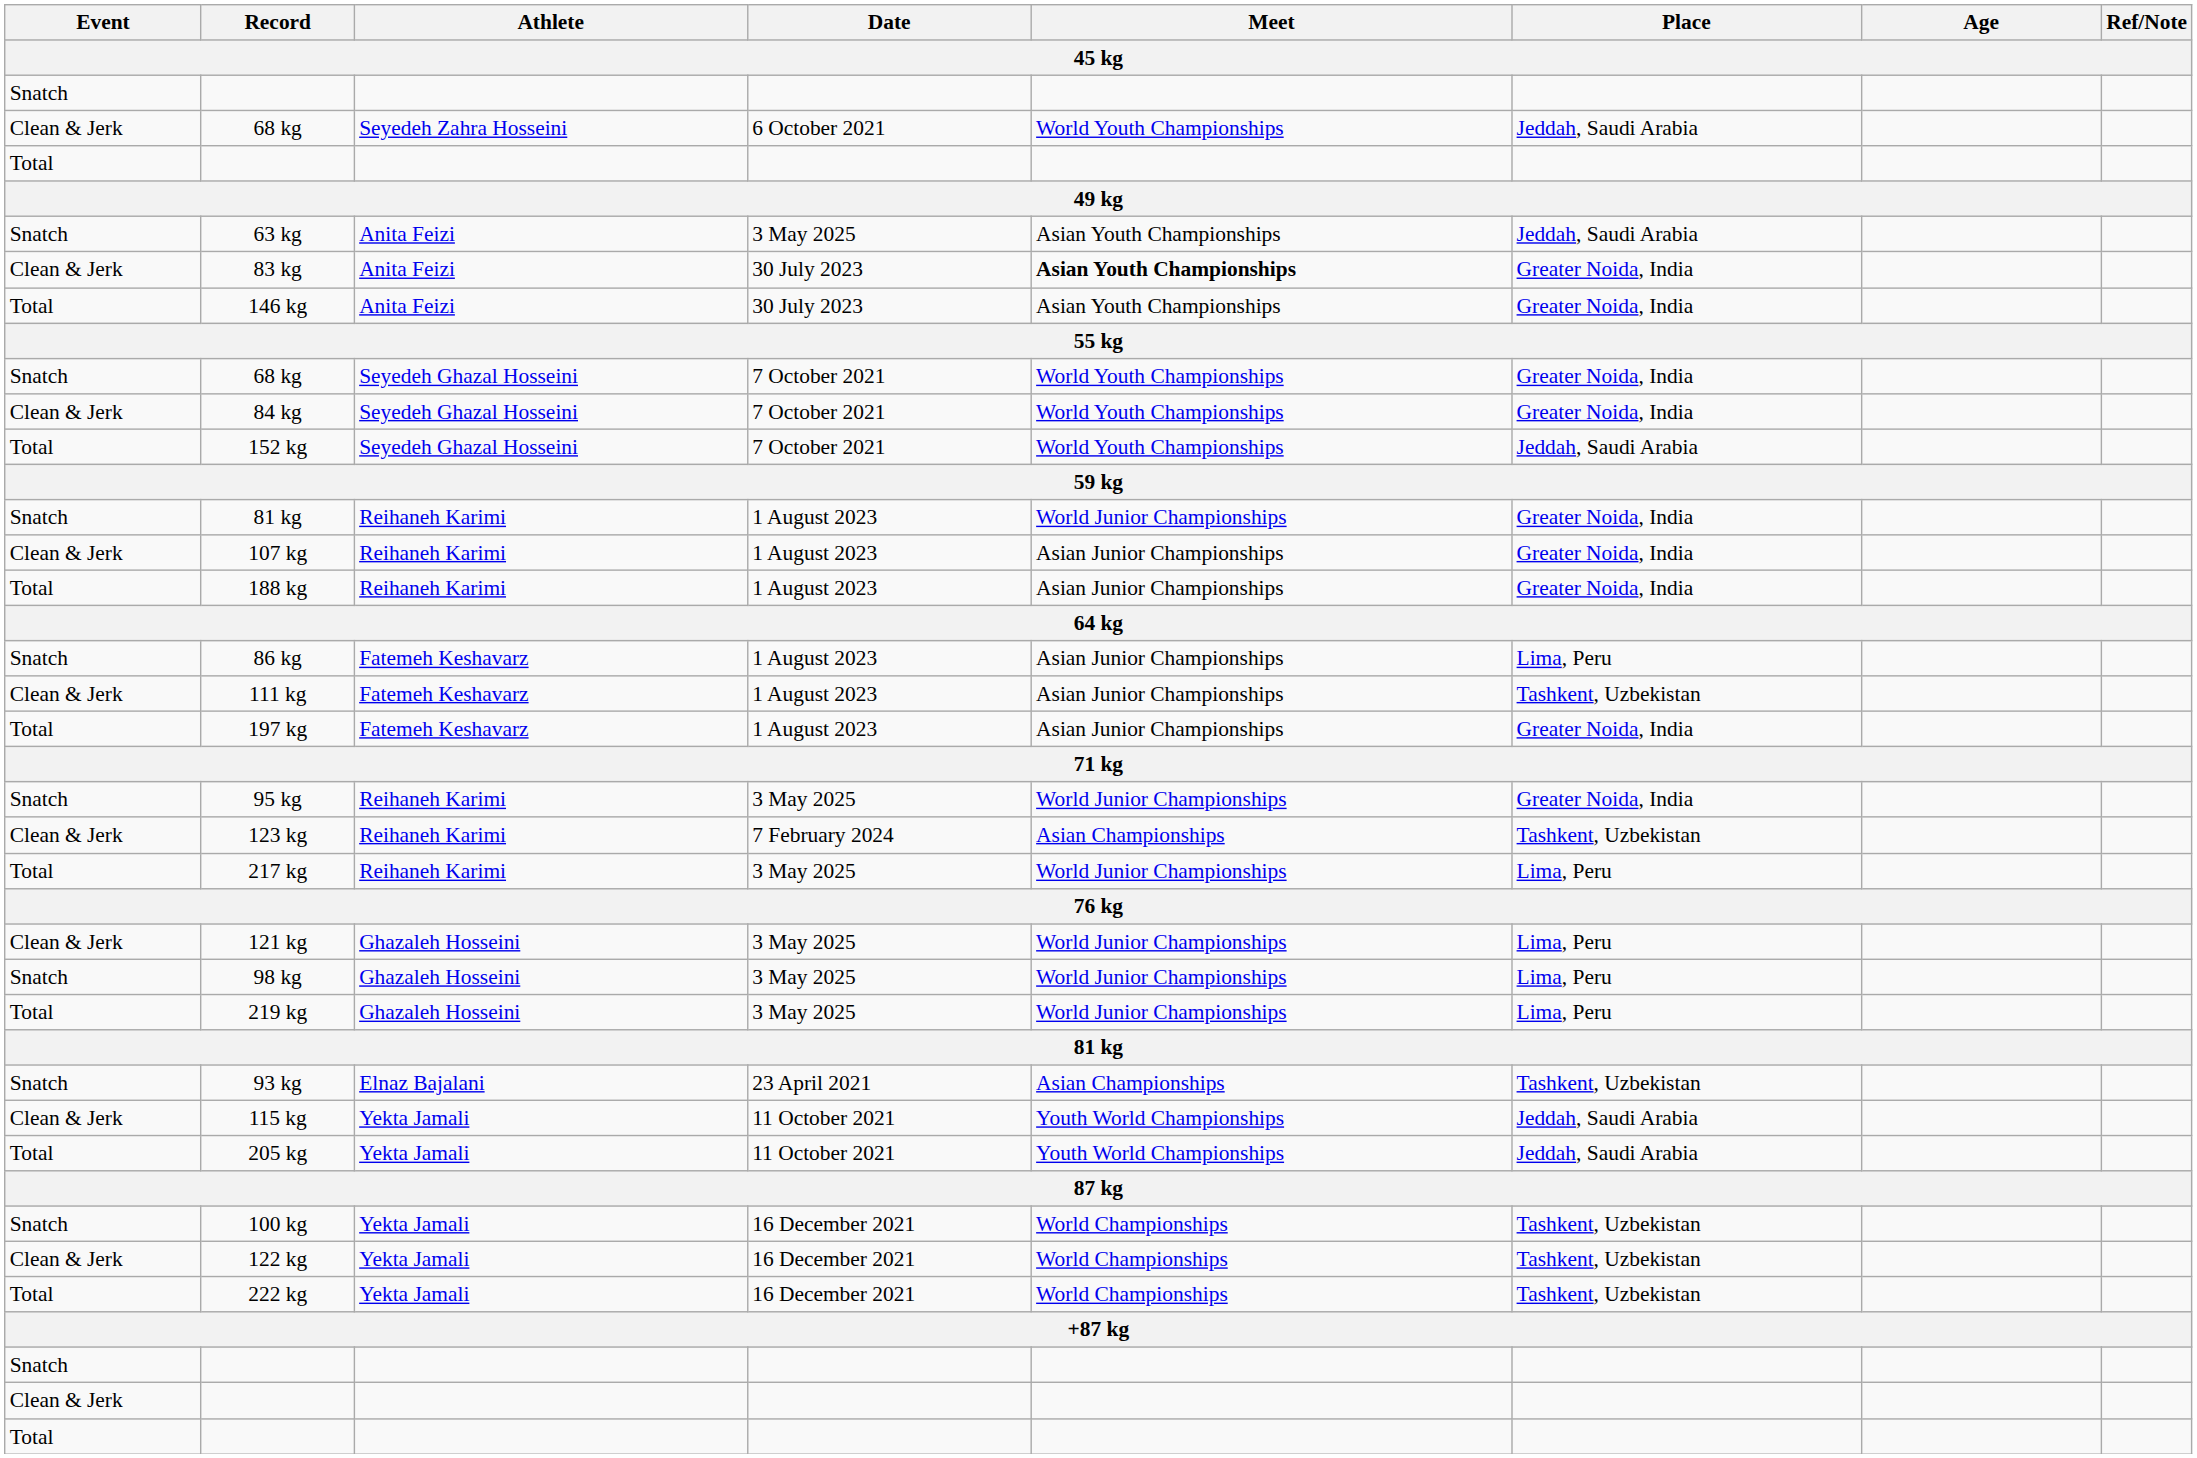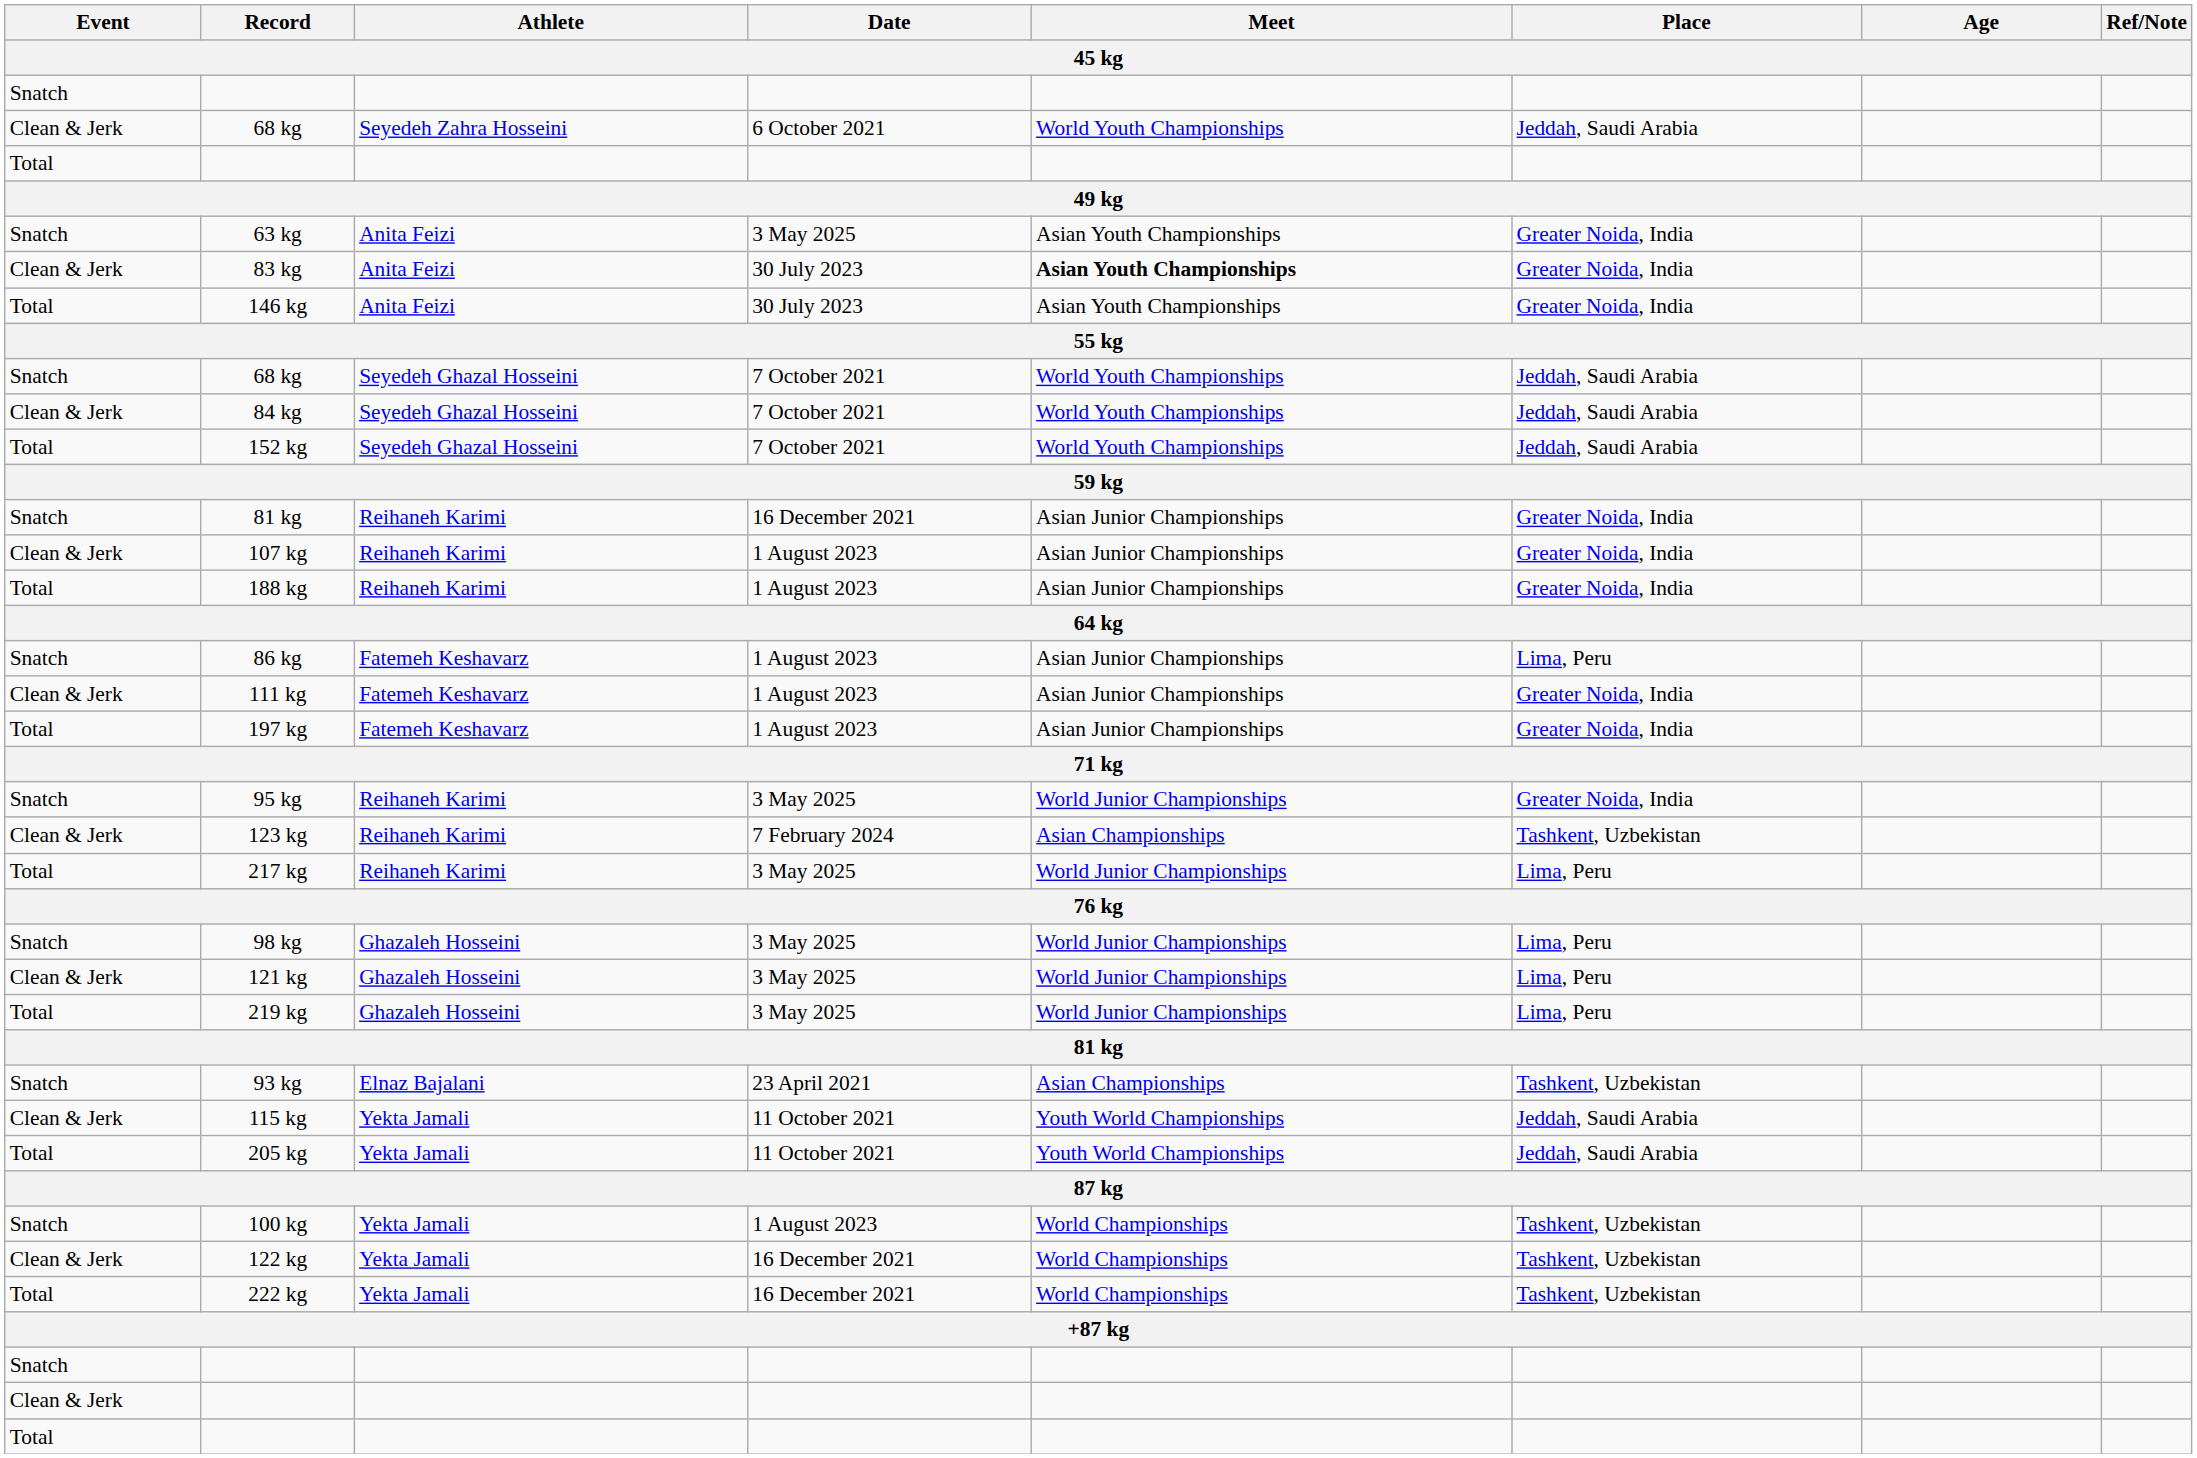(1607, 234) Jeddah, Saudi Arabia -> (1605, 234) Greater Noida, India
(1605, 375) Greater Noida, India -> (1607, 375) Jeddah, Saudi Arabia
(1605, 411) Greater Noida, India -> (1607, 411) Jeddah, Saudi Arabia
(815, 517) 1 August 2023 -> (834, 517) 16 December 2021
(1161, 517) World Junior Championships -> (1160, 517) Asian Junior Championships
(1609, 693) Tashkent, Uzbekistan -> (1605, 693) Greater Noida, India
rows swapped: (39, 976) <-> (66, 941)
(834, 1223) 16 December 2021 -> (815, 1223) 1 August 2023
